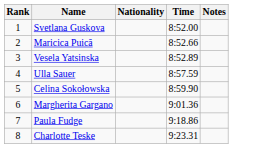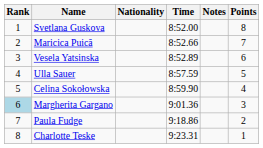+ column: (243, 12)
(18, 105) no background -> (18, 105) lightblue background
